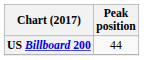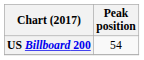(116, 45) 44 -> (116, 45) 54
